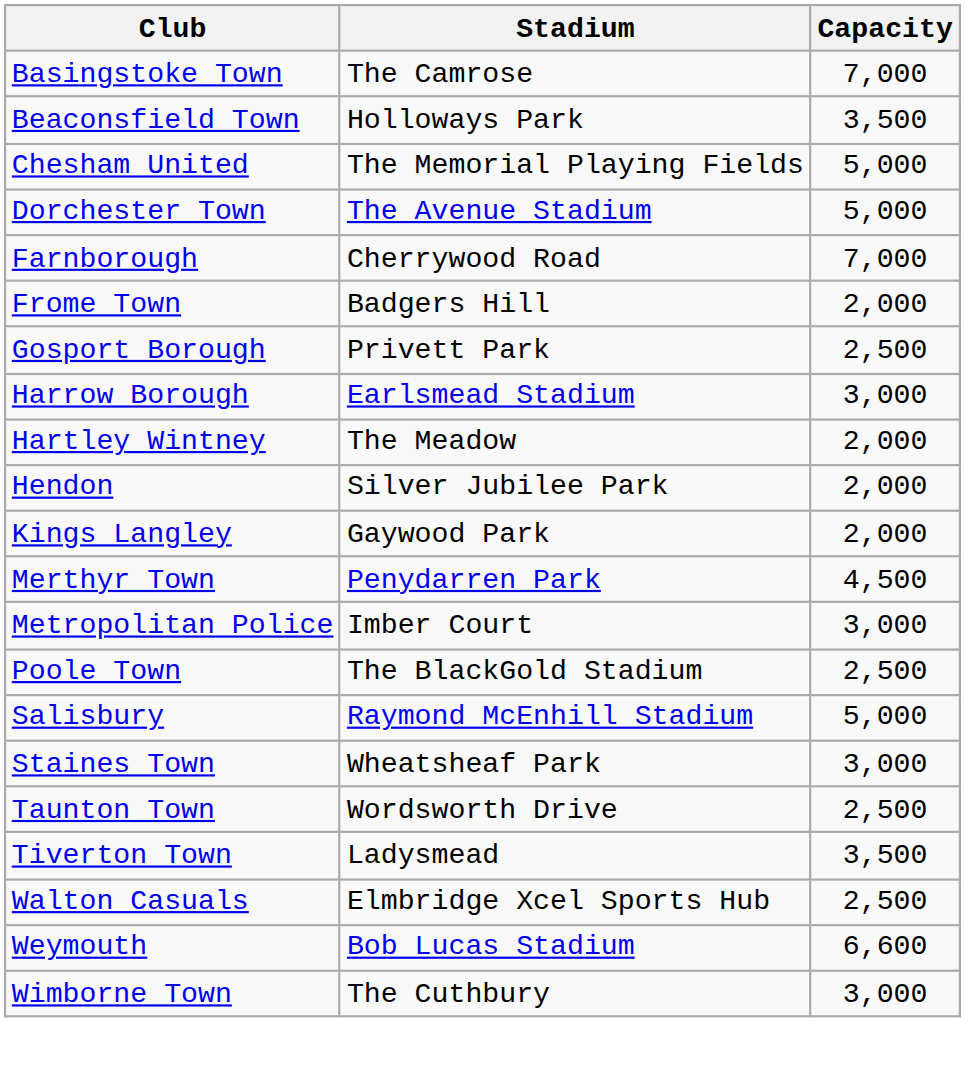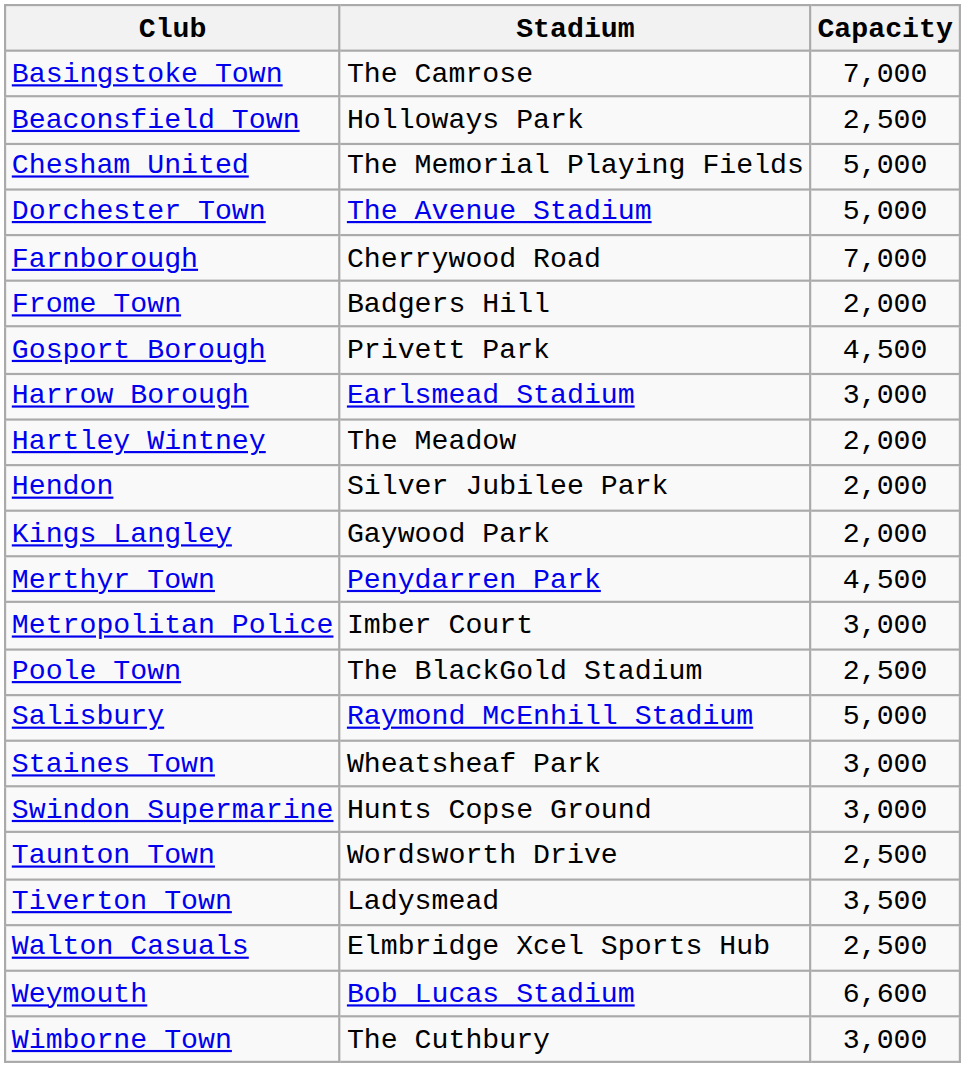(885, 120) 3,500 -> (885, 120) 2,500
(885, 350) 2,500 -> (885, 350) 4,500
+ row: (173, 810)
